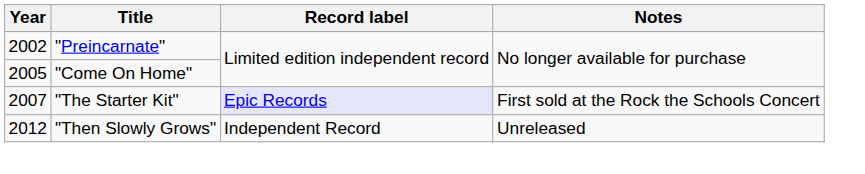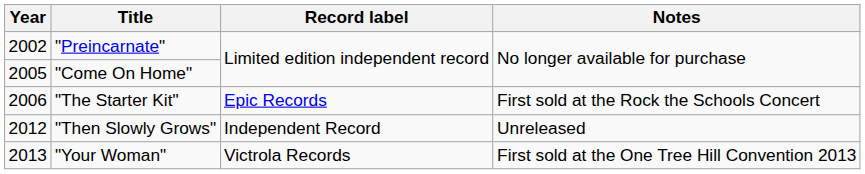(28, 100) 2007 -> (28, 100) 2006
(275, 100) lavender background -> (275, 100) no background
+ row: (111, 155)
